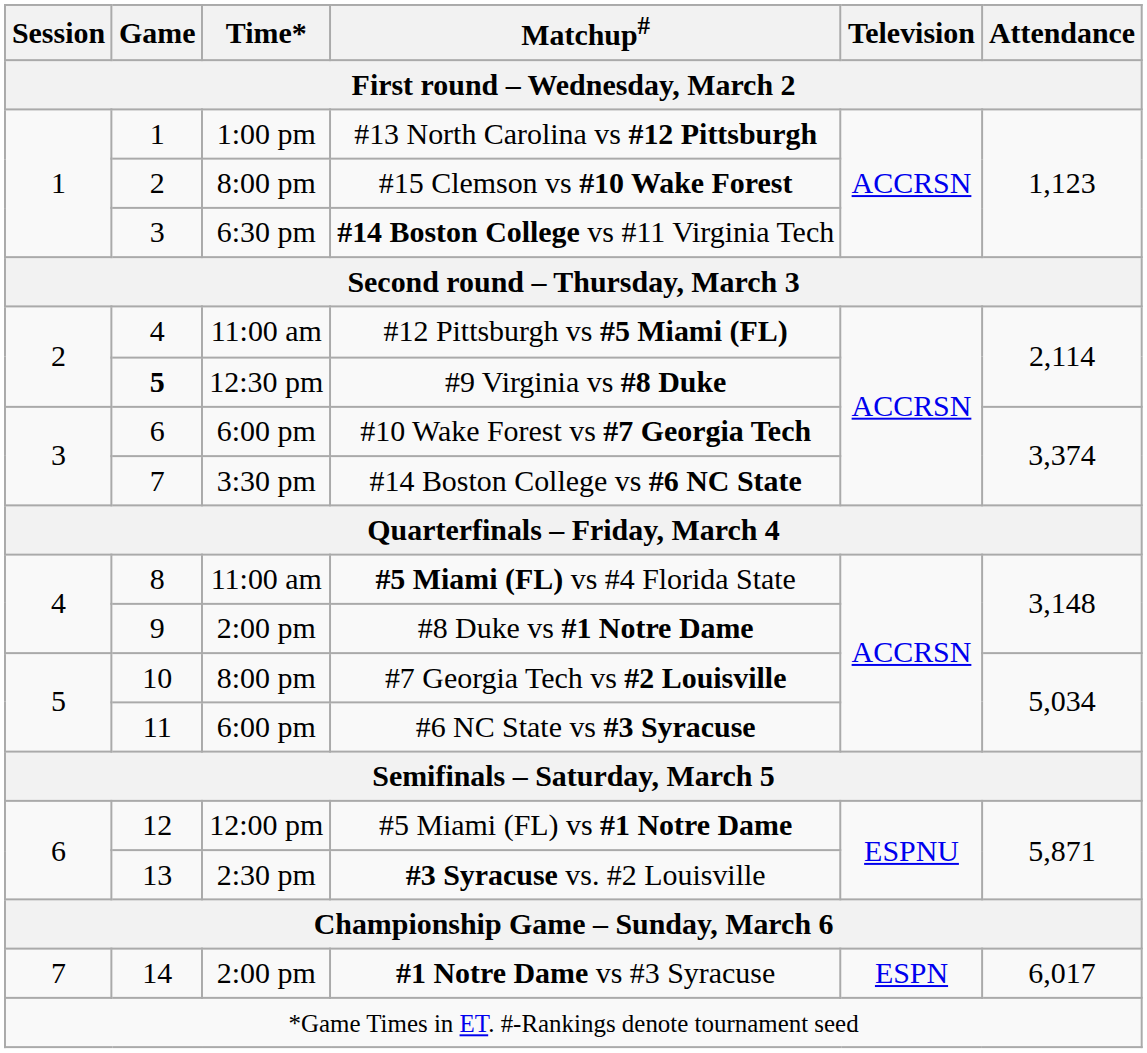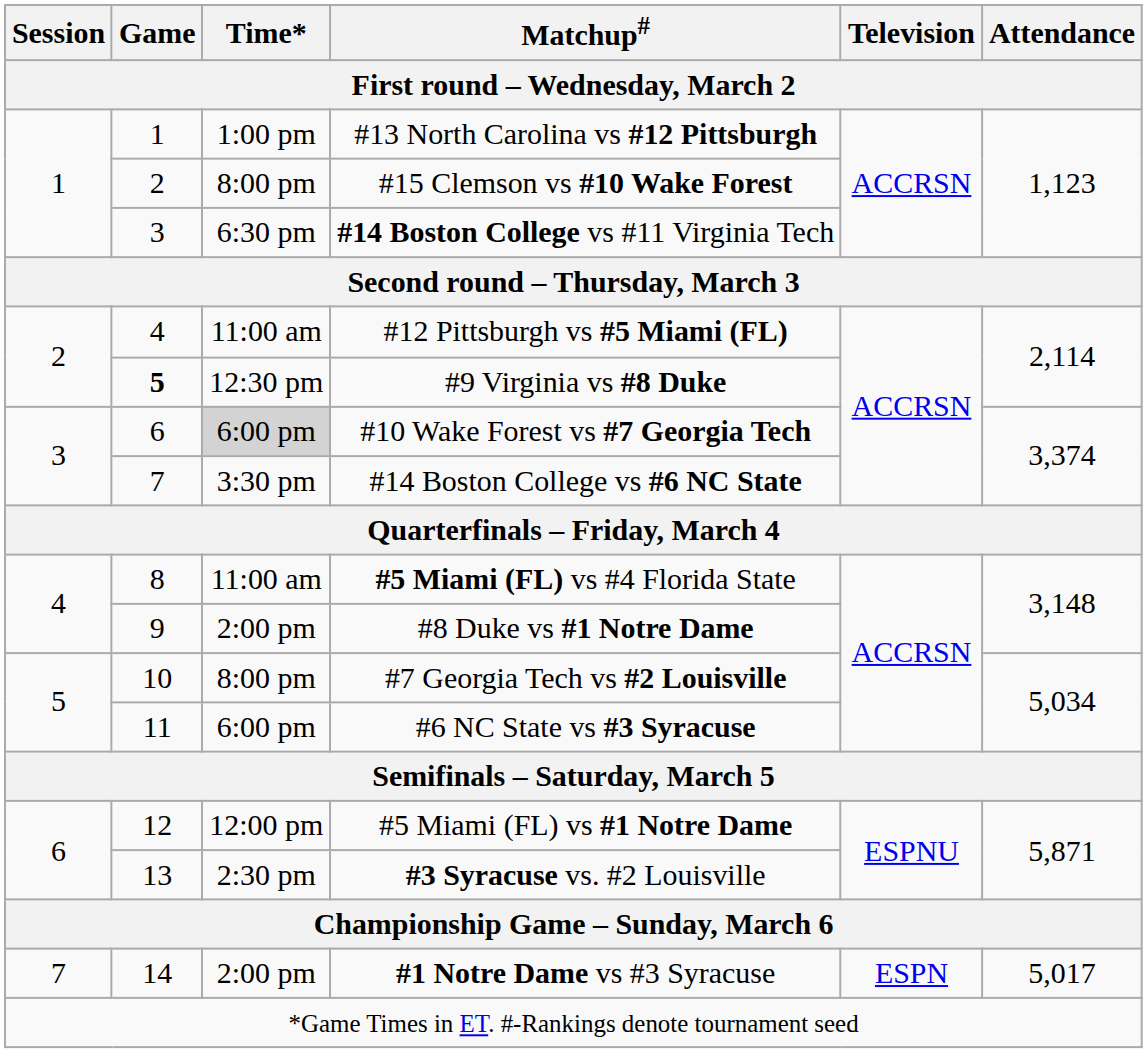(266, 430) no background -> (266, 430) lightgrey background
(1062, 973) 6,017 -> (1062, 973) 5,017
